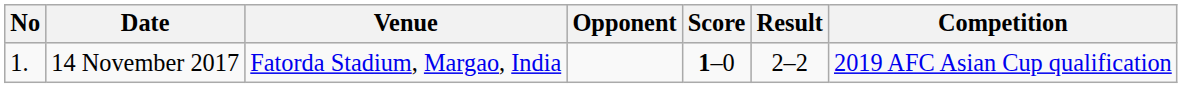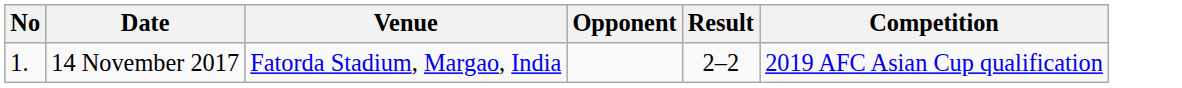- column: (717, 23)
